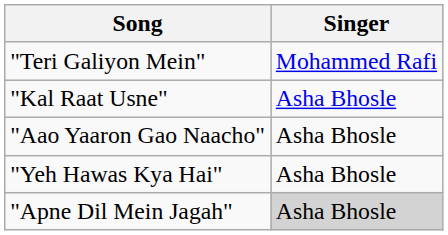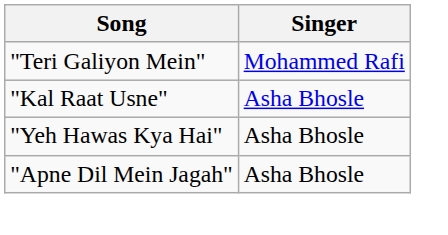- row: (138, 135)
(336, 211) lightgrey background -> (304, 173) no background
